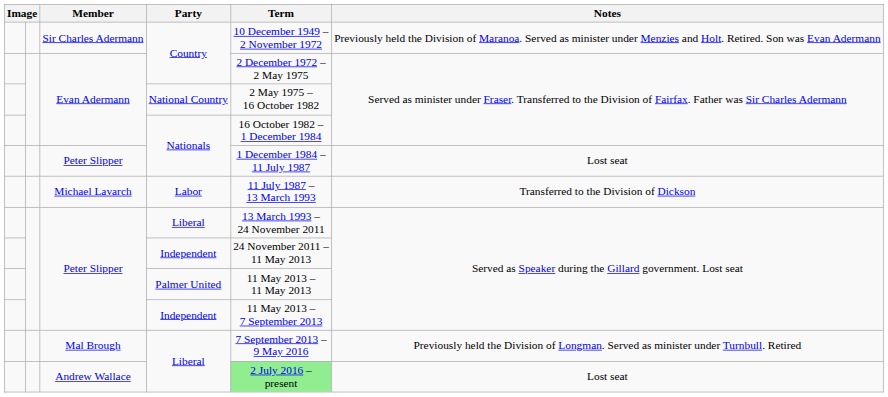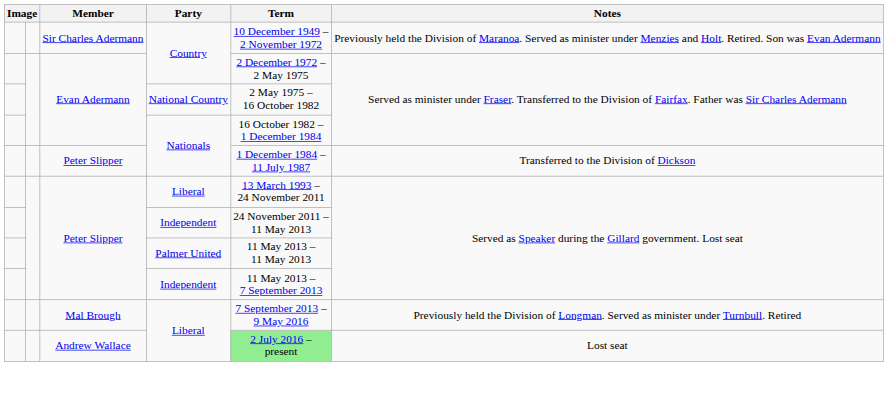(607, 161) Lost seat -> (607, 161) Transferred to the Division of Dickson
- row: (93, 191)
